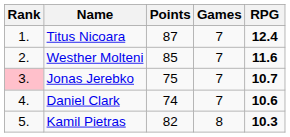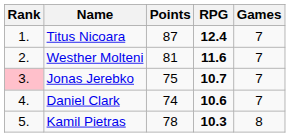columns swapped: (219, 15) <-> (265, 15)
(170, 57) 85 -> (170, 57) 81
(170, 121) 82 -> (170, 121) 78
